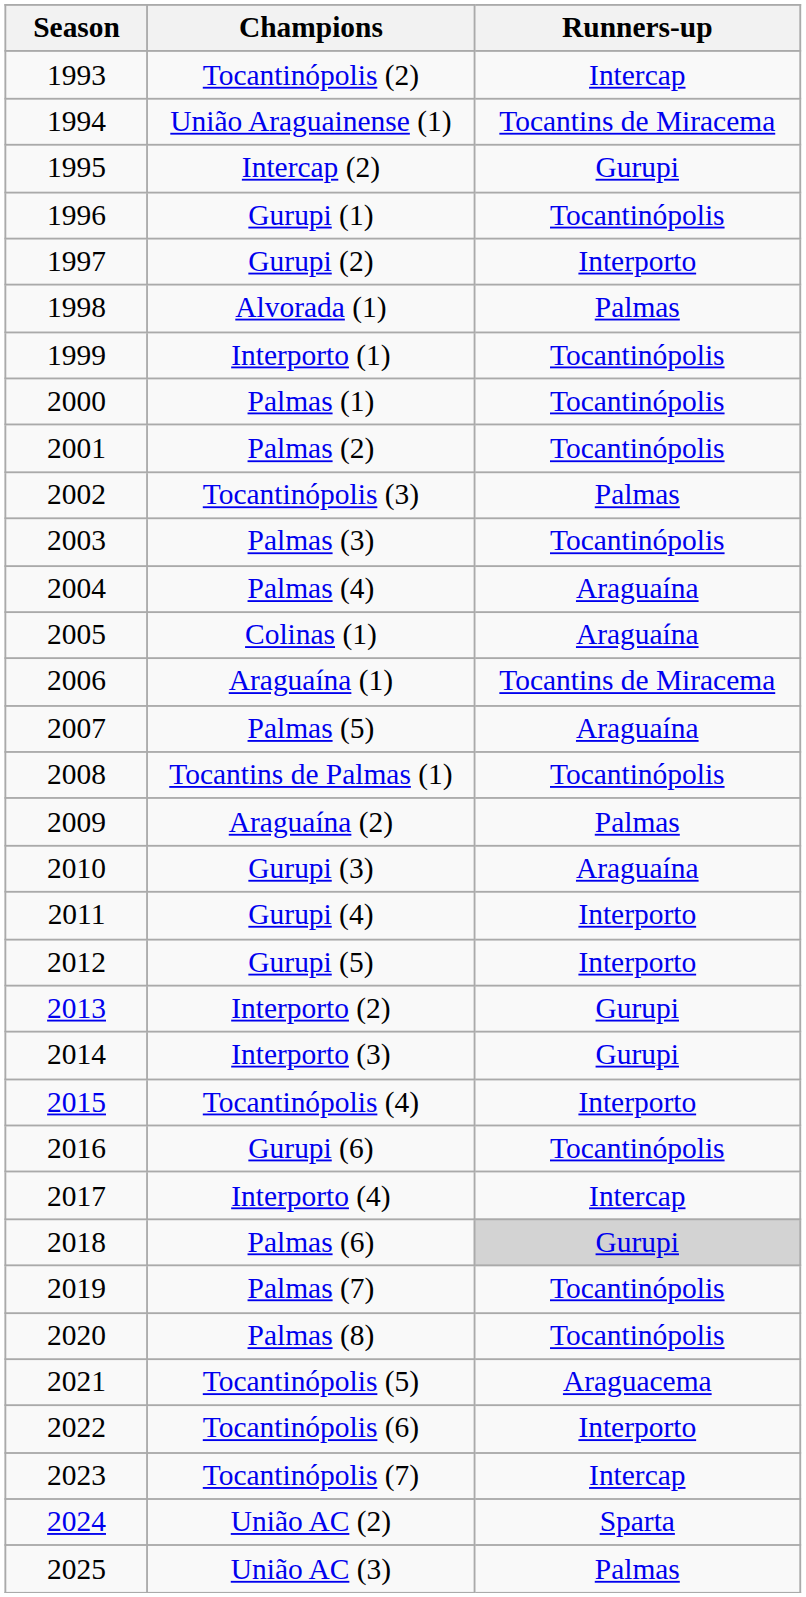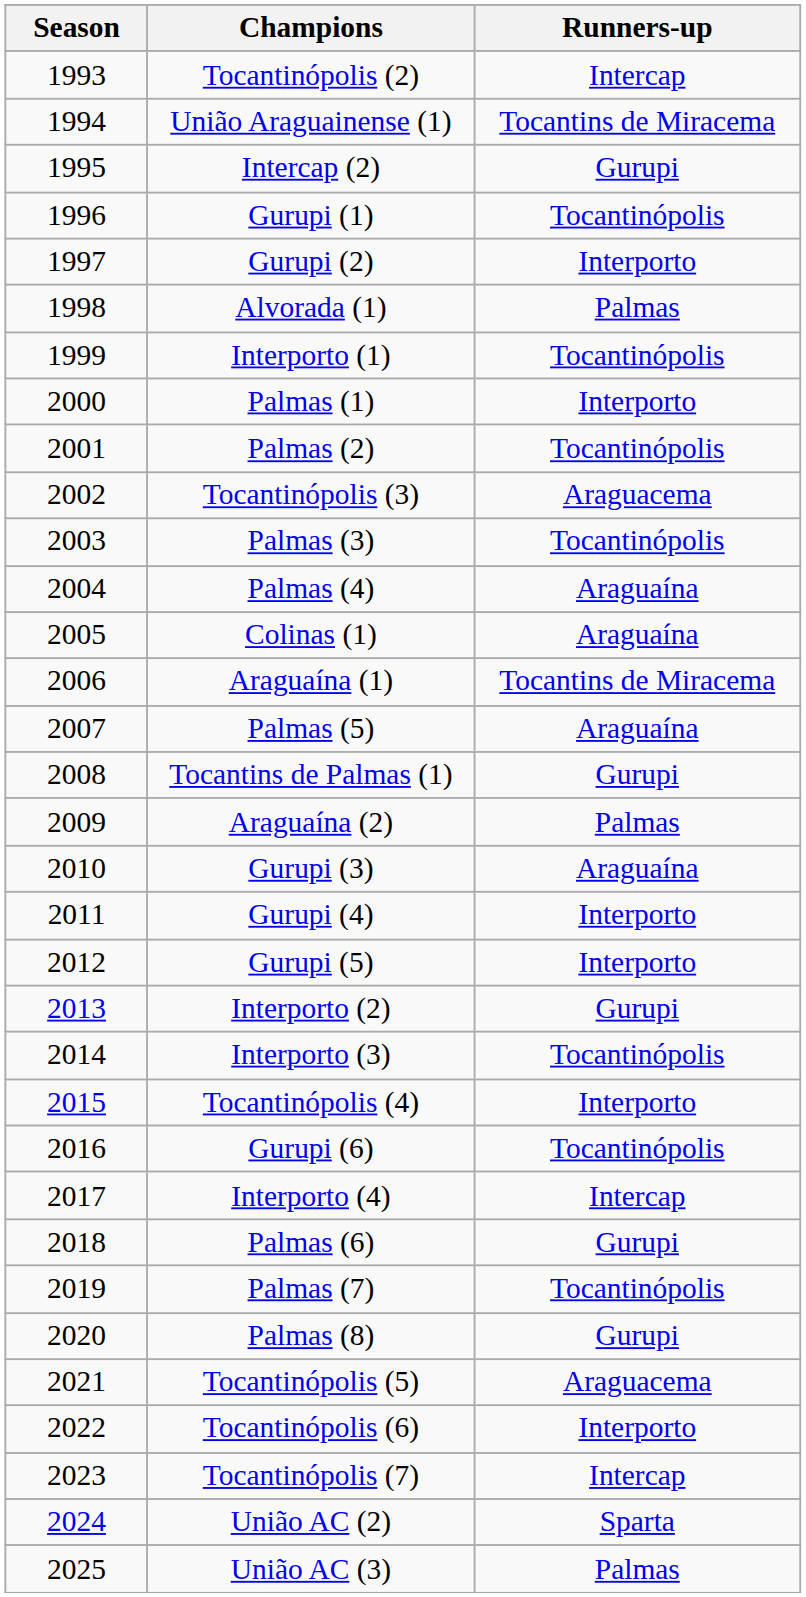(637, 401) Tocantinópolis -> (637, 401) Interporto
(637, 494) Palmas -> (637, 494) Araguacema
(637, 774) Tocantinópolis -> (637, 774) Gurupi
(637, 1055) Gurupi -> (637, 1055) Tocantinópolis
(637, 1241) lightgrey background -> (637, 1241) no background
(637, 1335) Tocantinópolis -> (637, 1335) Gurupi
